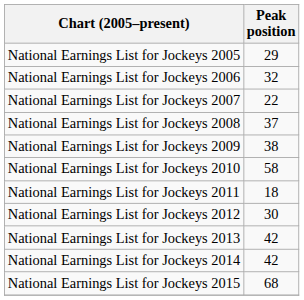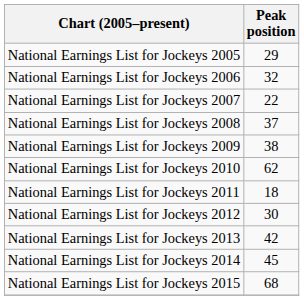(271, 169) 58 -> (271, 169) 62
(271, 260) 42 -> (271, 260) 45
